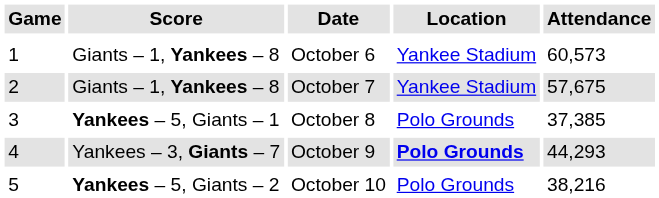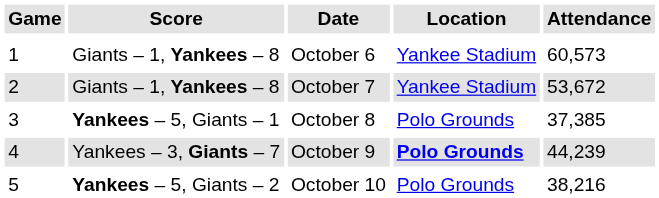(576, 87) 57,675 -> (576, 87) 53,672
(576, 152) 44,293 -> (576, 152) 44,239
